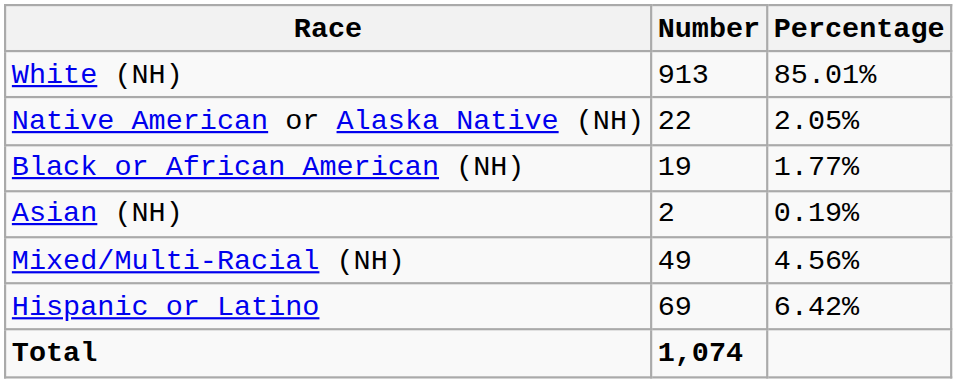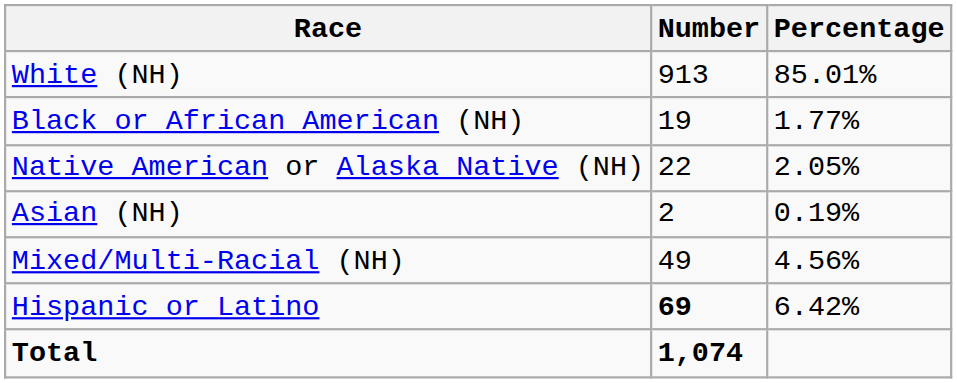rows swapped: (268, 167) <-> (328, 121)
(675, 307) normal -> (675, 307) bold
